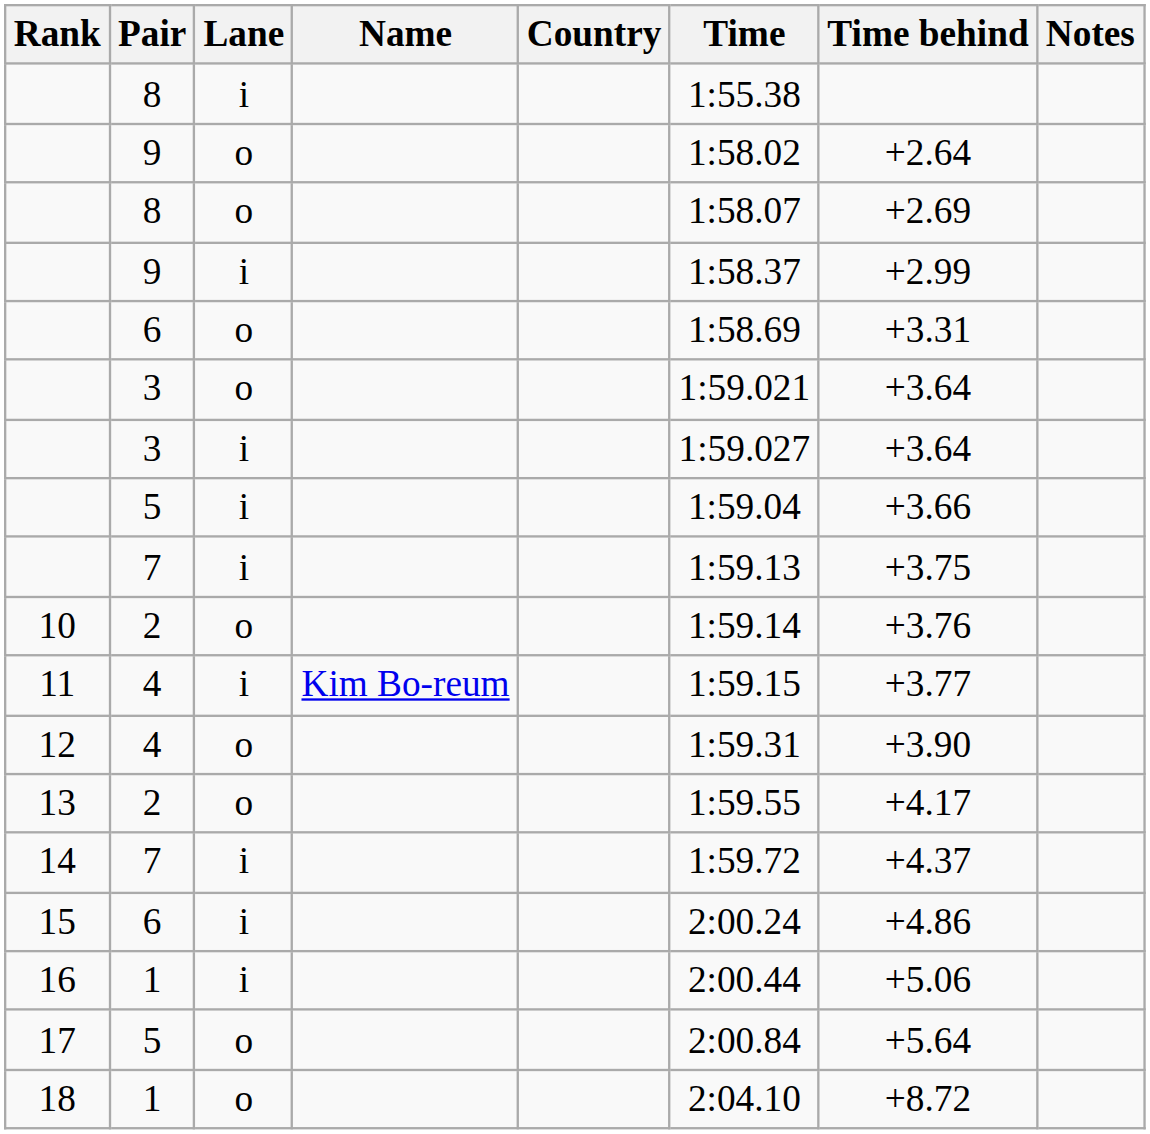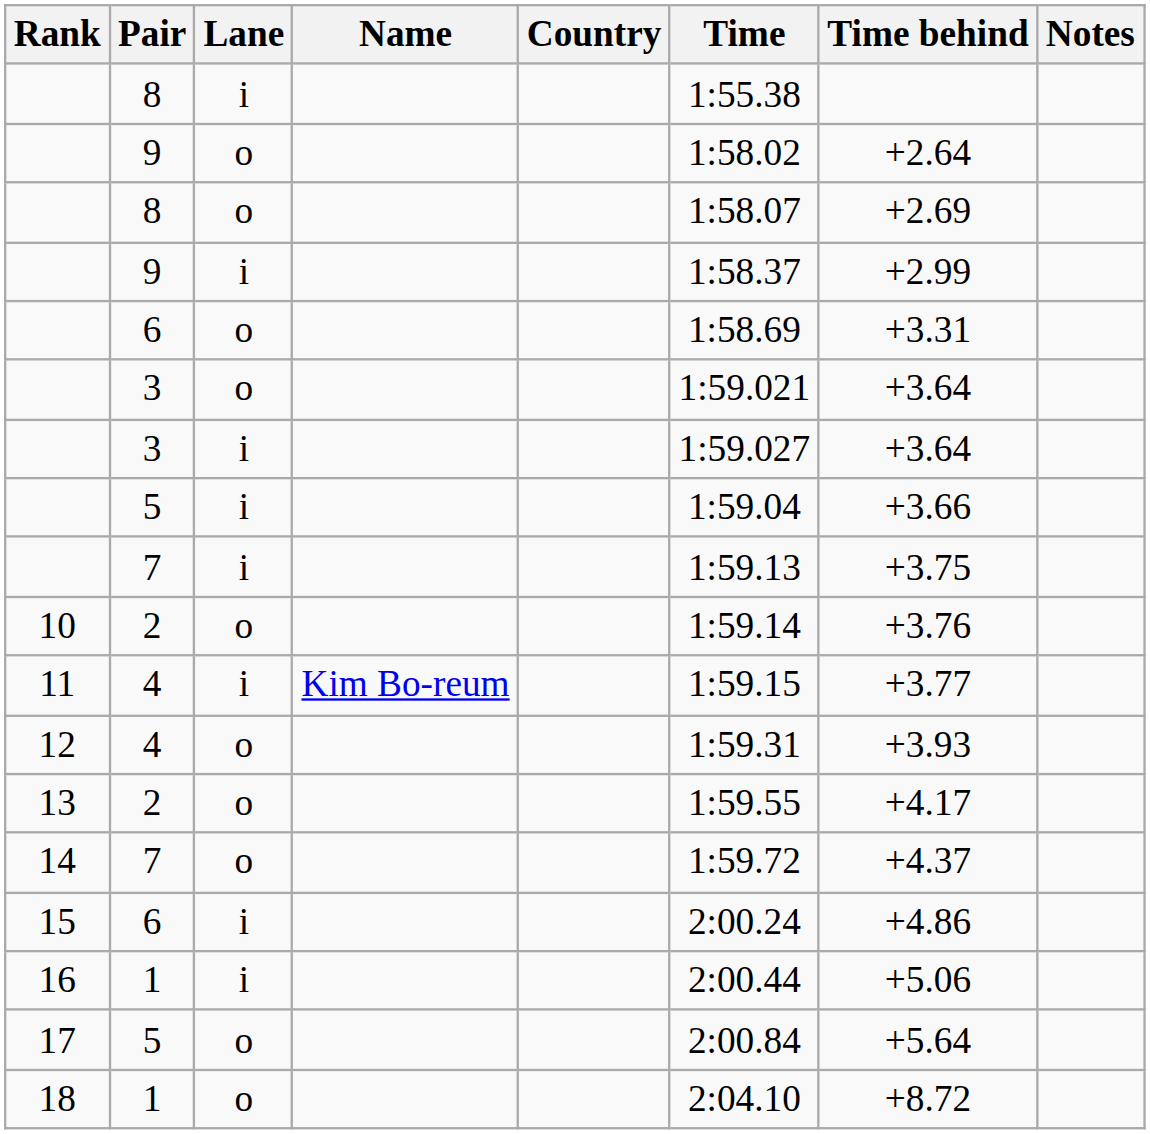(928, 743) +3.90 -> (928, 743) +3.93
(244, 861) i -> (244, 861) o
